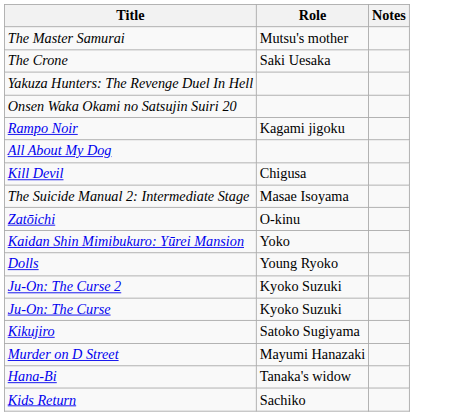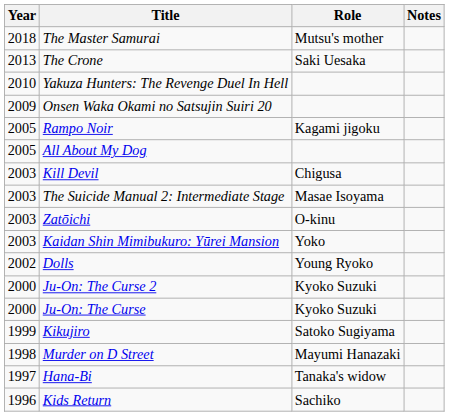+ column: (22, 15)
